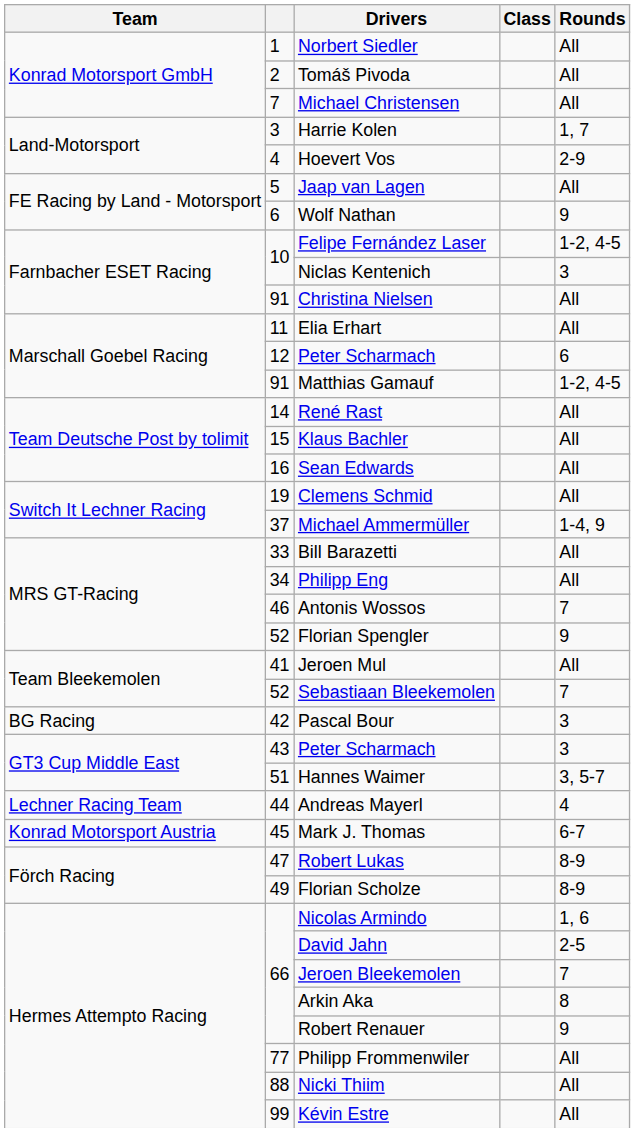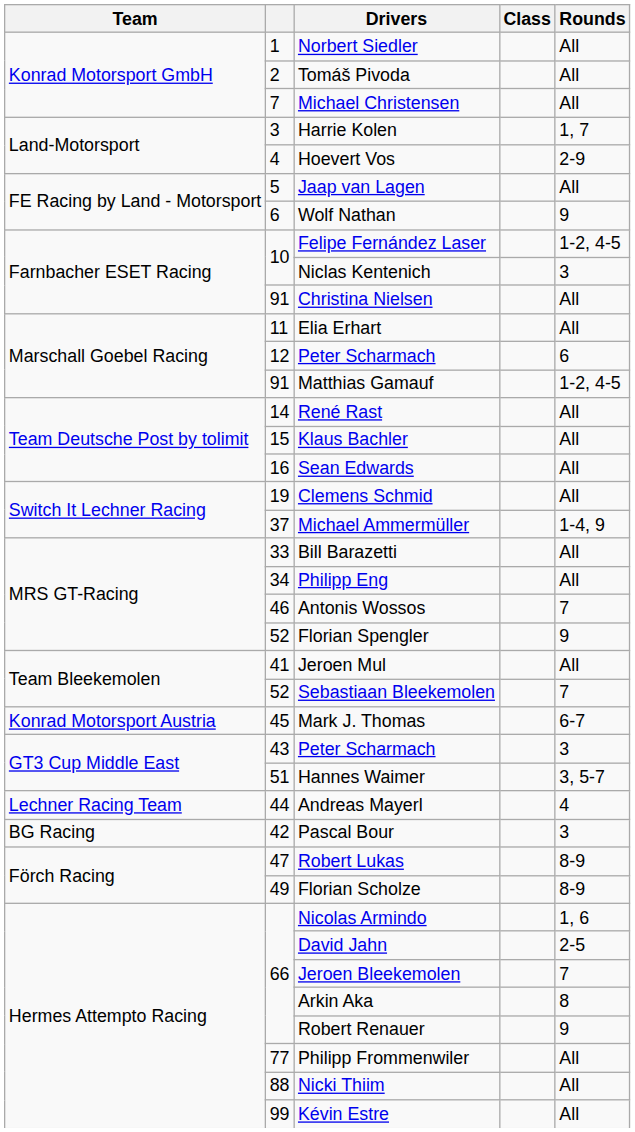rows swapped: (280, 720) <-> (280, 833)
